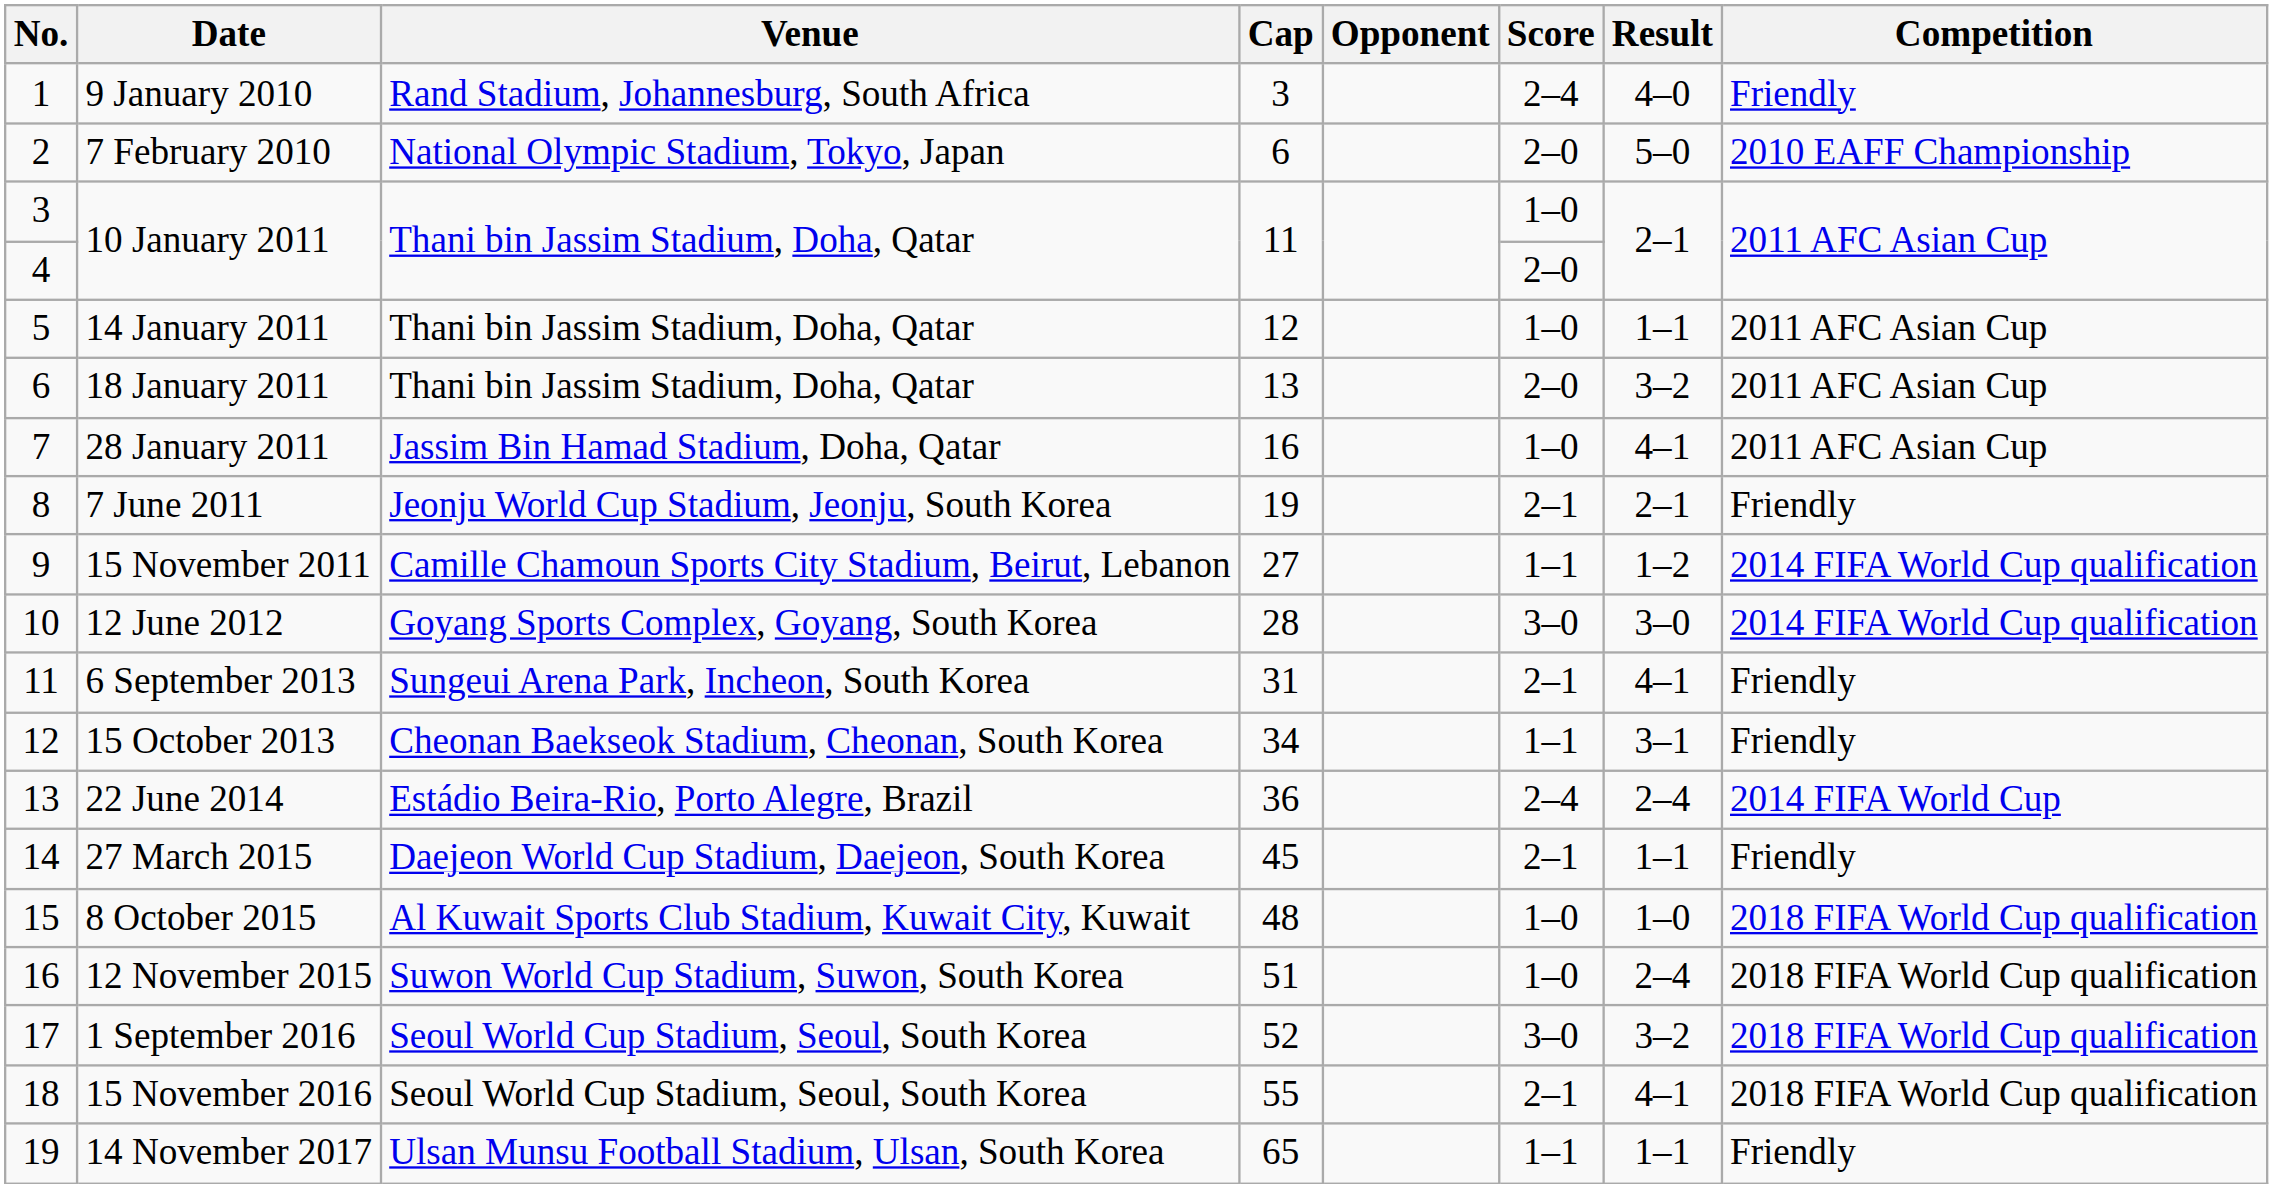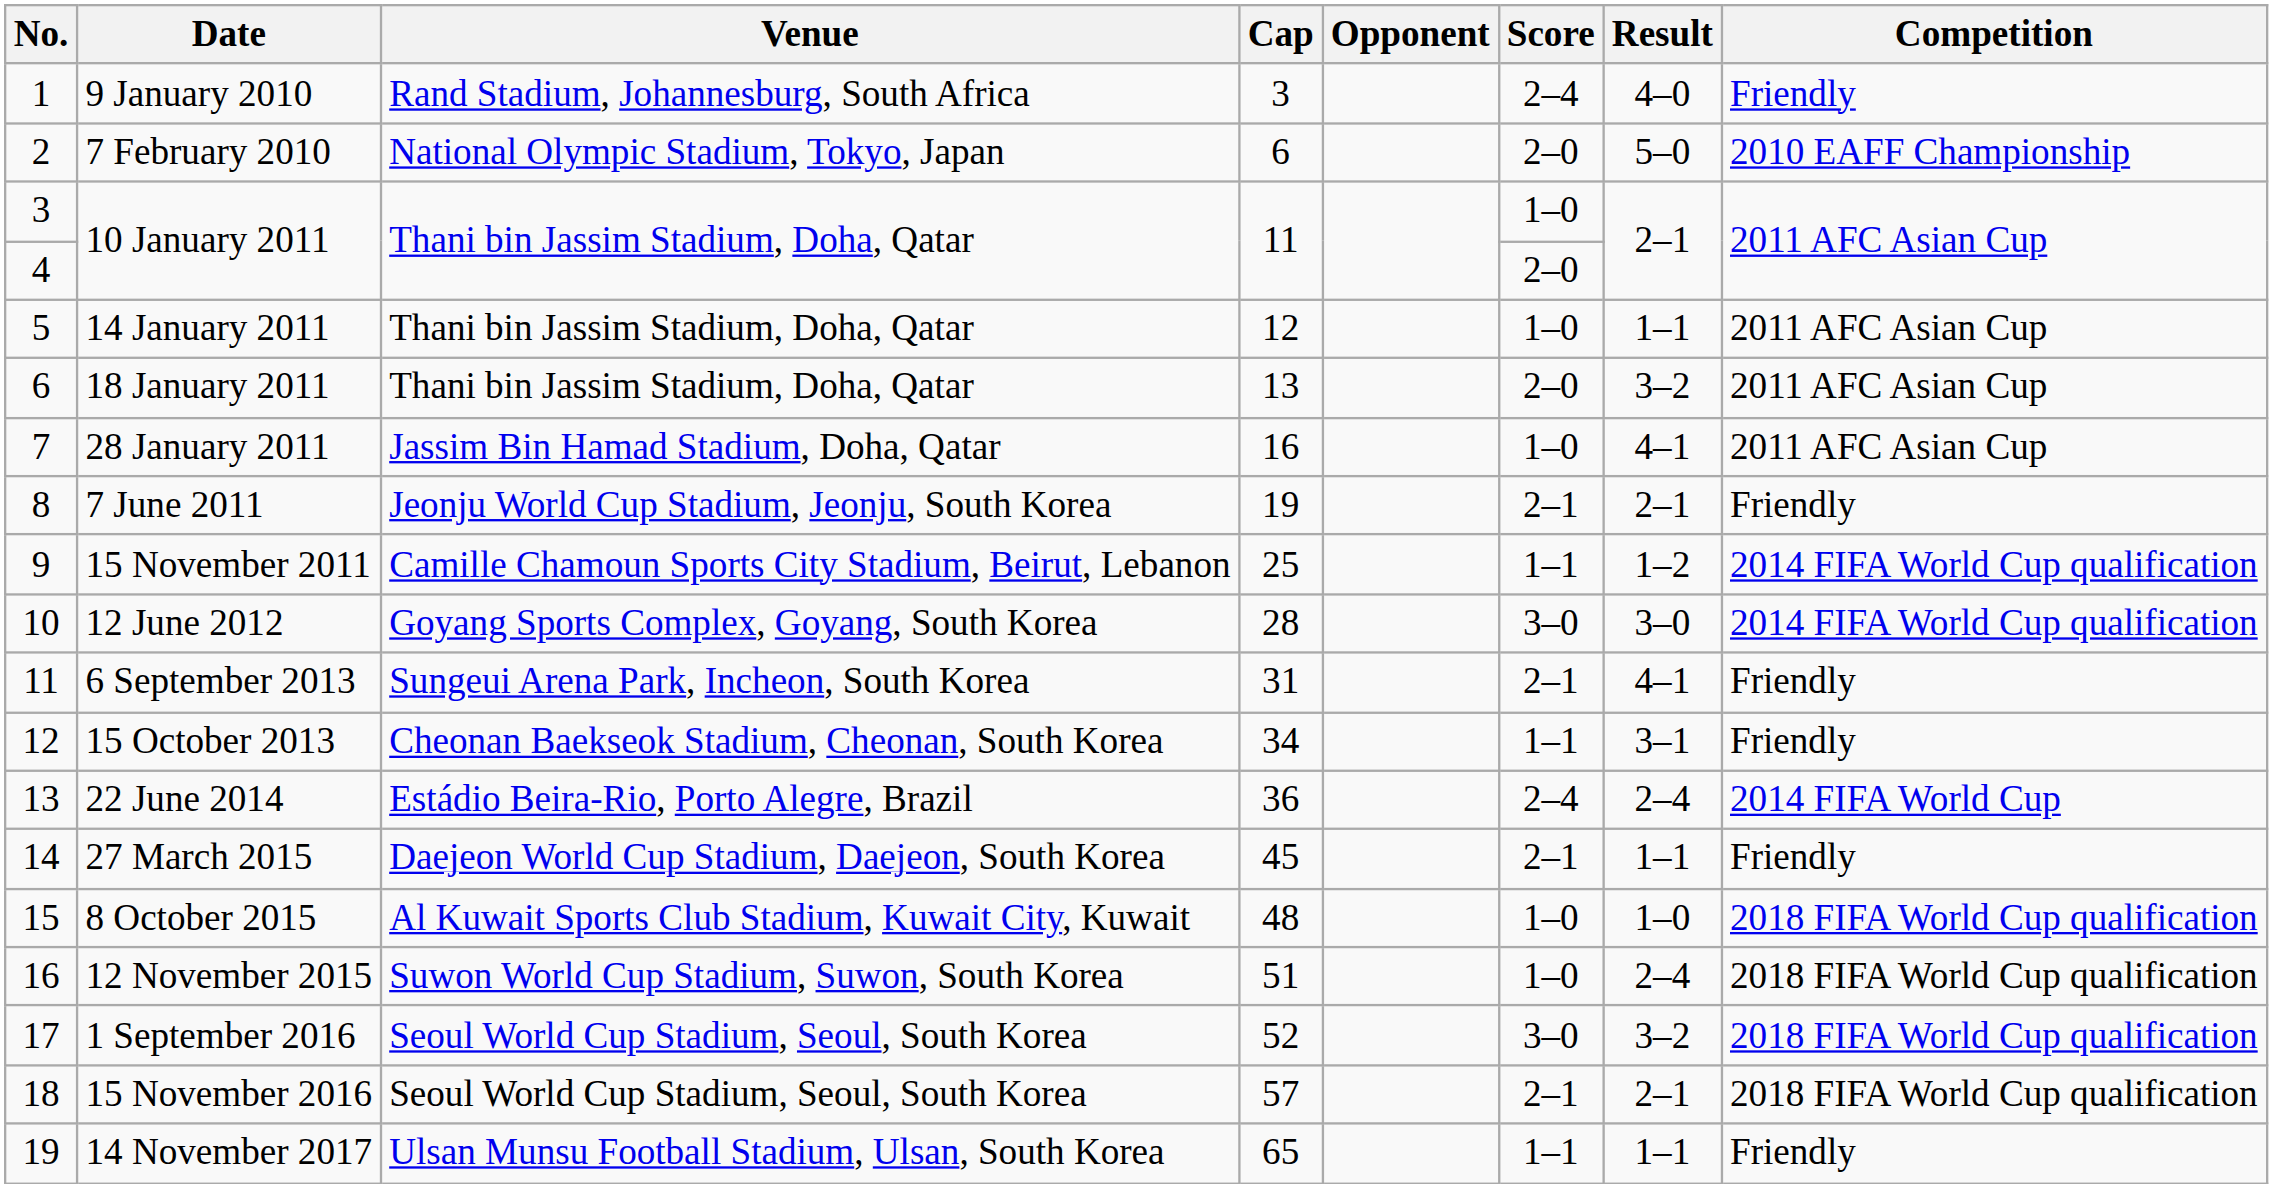(1281, 563) 27 -> (1281, 563) 25
(1281, 1093) 55 -> (1281, 1093) 57
(1662, 1093) 4–1 -> (1662, 1093) 2–1
